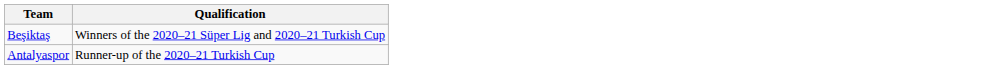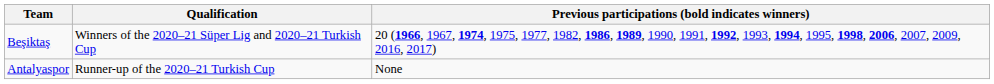+ column: (681, 14)
